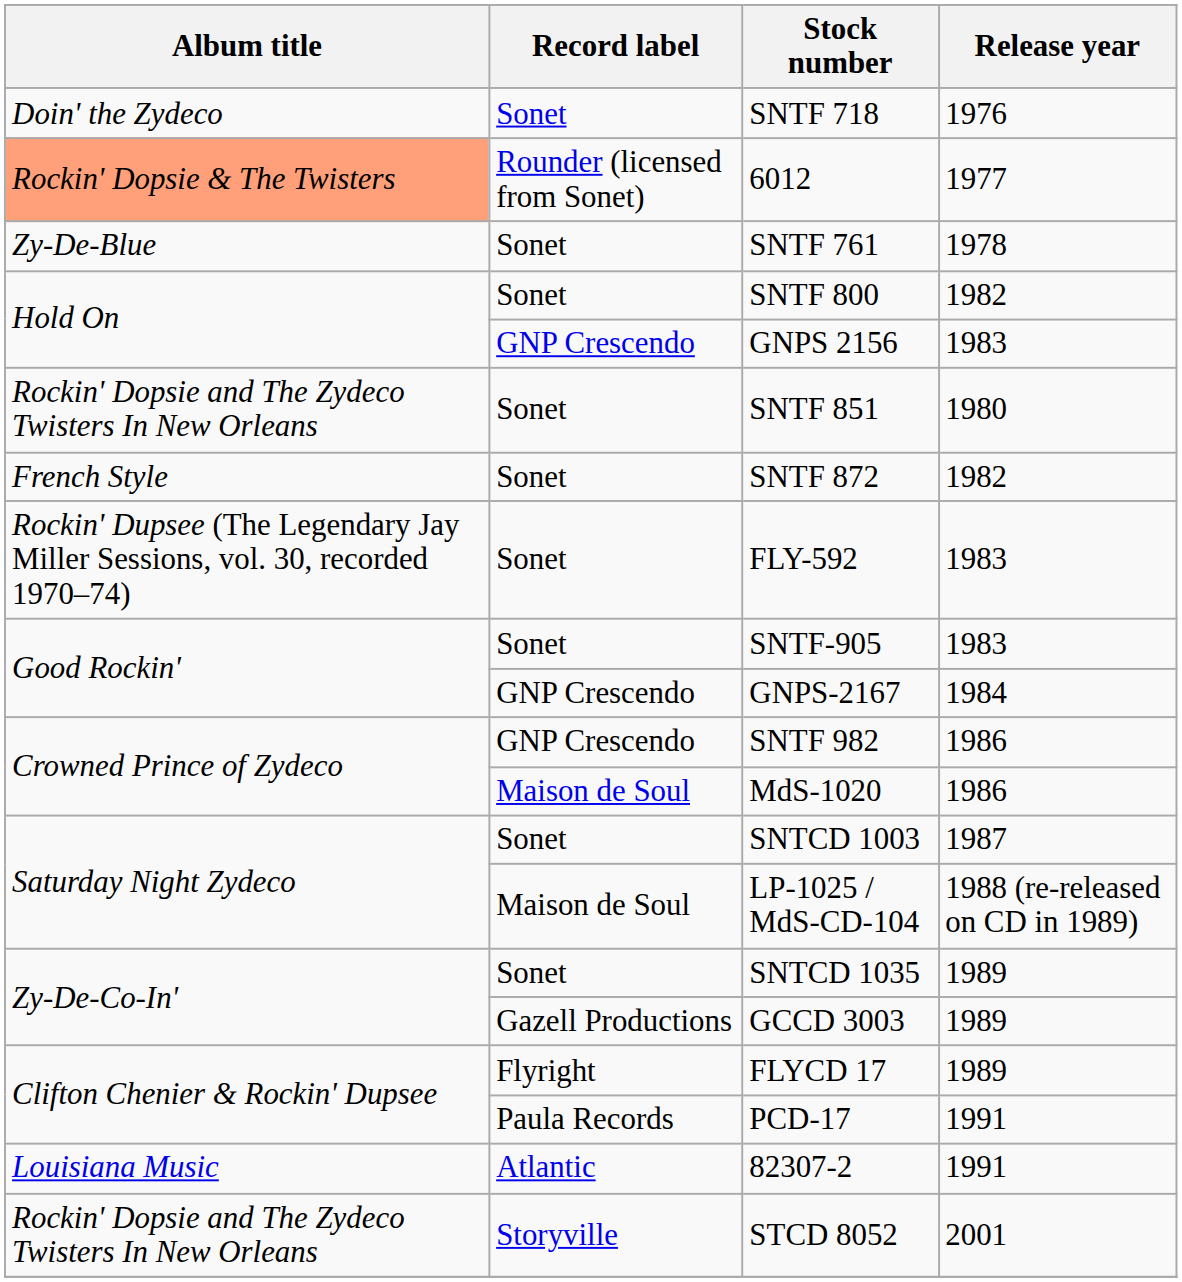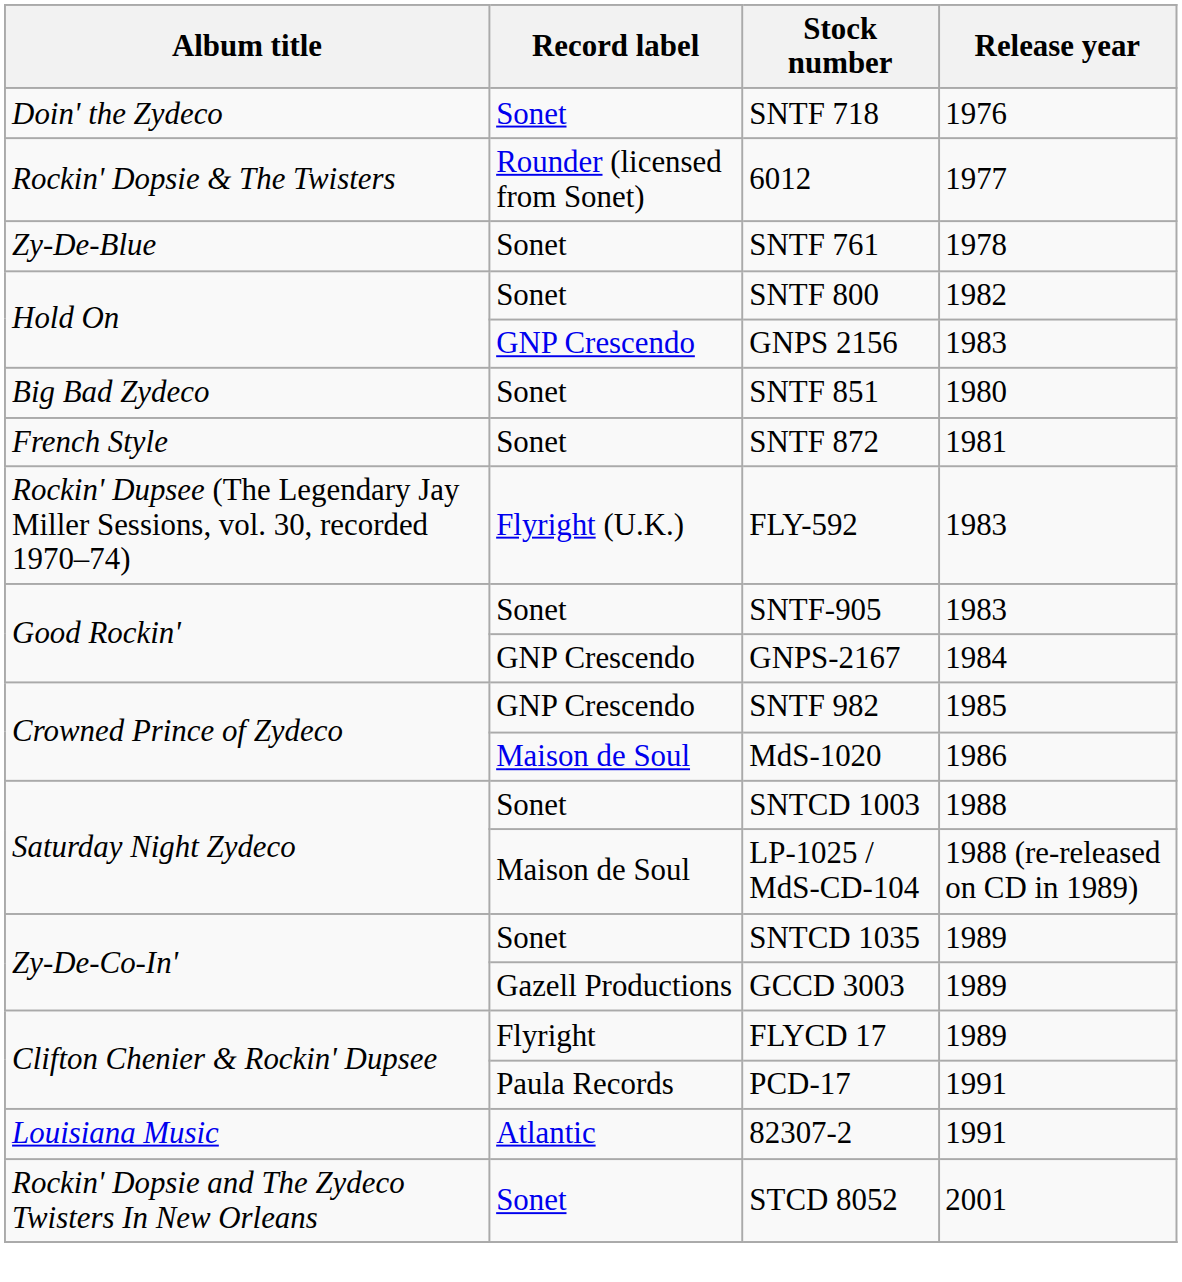(204, 179) lightsalmon background -> (204, 179) no background
(208, 409) Rockin' Dopsie and The Zydeco Twisters In New Orleans -> (111, 392) Big Bad Zydeco
(976, 476) 1982 -> (976, 441) 1981
(531, 559) Sonet -> (590, 524) Flyright (U.K.)
(976, 741) 1986 -> (976, 706) 1985
(976, 839) 1987 -> (976, 804) 1988
(557, 1234) Storyville -> (531, 1199) Sonet
